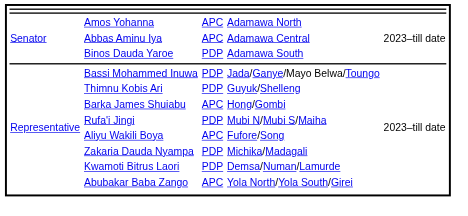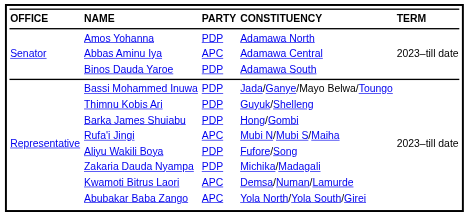+ row: (99, 19)
(212, 23) APC -> (212, 38) PDP
(212, 104) APC -> (212, 120) PDP
(212, 120) PDP -> (212, 136) APC
(212, 136) APC -> (212, 151) PDP
(212, 167) PDP -> (212, 182) APC
